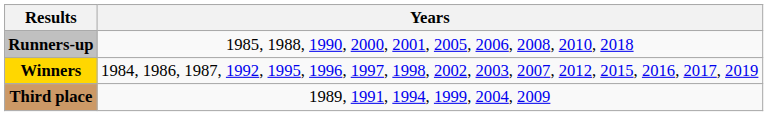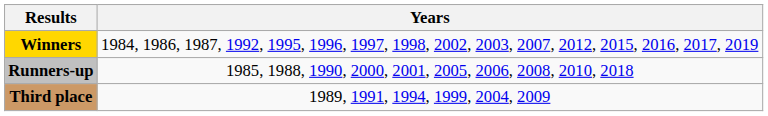rows swapped: (51, 70) <-> (51, 44)
